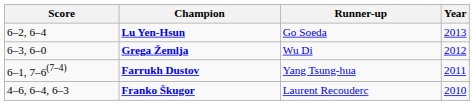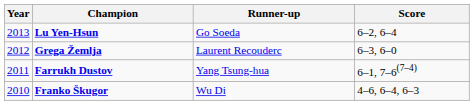columns swapped: (455, 14) <-> (62, 14)
(298, 51) Wu Di -> (239, 51) Laurent Recouderc
(326, 91) Laurent Recouderc -> (211, 91) Wu Di
